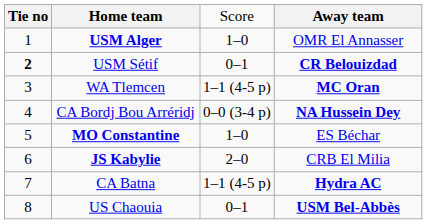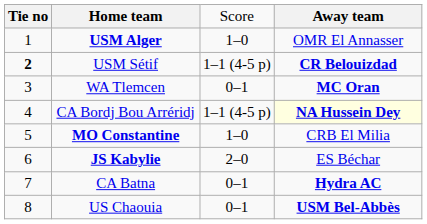(237, 64) 0–1 -> (237, 64) 1–1 (4-5 p)
(237, 87) 1–1 (4-5 p) -> (237, 87) 0–1
(237, 111) 0–0 (3-4 p) -> (237, 111) 1–1 (4-5 p)
(348, 111) no background -> (348, 111) lightyellow background
(348, 135) ES Béchar -> (348, 135) CRB El Milia
(348, 159) CRB El Milia -> (348, 159) ES Béchar
(237, 183) 1–1 (4-5 p) -> (237, 183) 0–1
